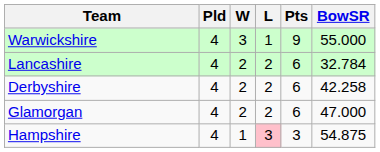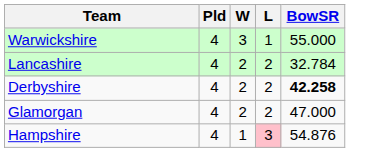- column: (296, 16)
(343, 87) normal -> (313, 87) bold
(343, 135) 54.875 -> (313, 135) 54.876
